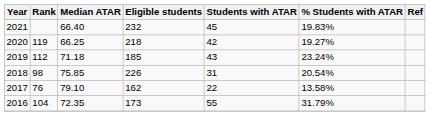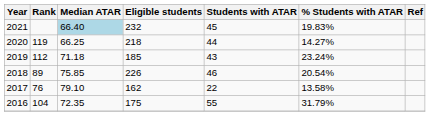(72, 27) no background -> (72, 27) lightblue background
(212, 42) 42 -> (212, 42) 44
(318, 42) 19.27% -> (318, 42) 14.27%
(38, 73) 98 -> (38, 73) 89
(212, 73) 31 -> (212, 73) 46
(133, 103) 173 -> (133, 103) 175
